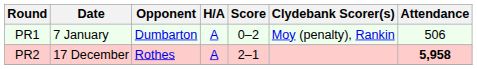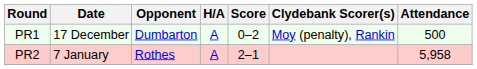(81, 34) 7 January -> (91, 34) 17 December
(435, 34) 506 -> (435, 34) 500
(91, 54) 17 December -> (81, 54) 7 January
(435, 54) bold -> (435, 54) normal
